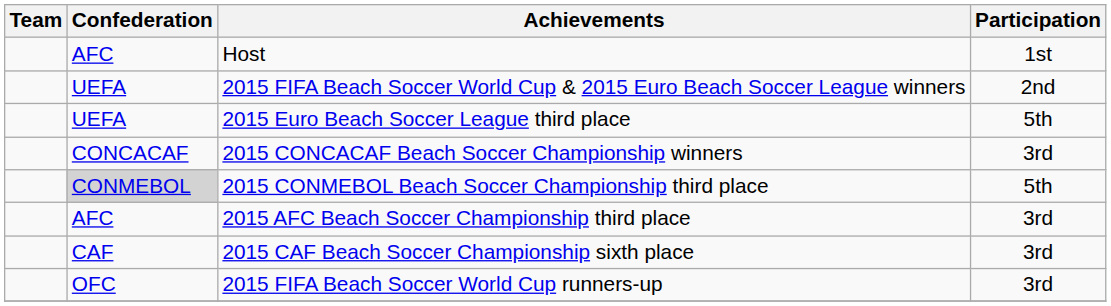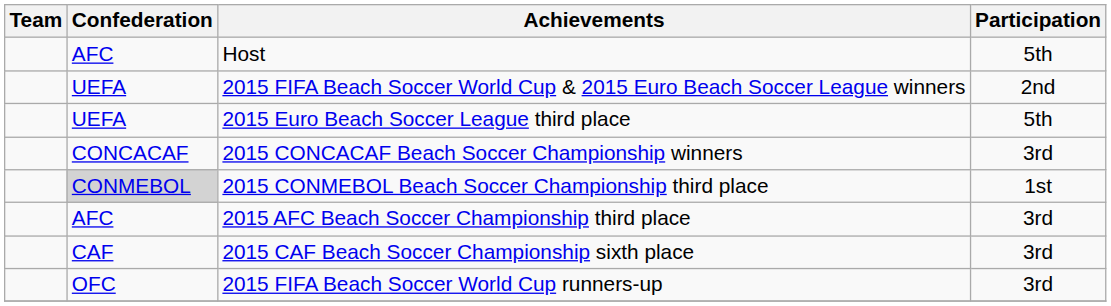(1038, 53) 1st -> (1038, 53) 5th
(1038, 185) 5th -> (1038, 185) 1st
